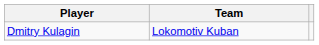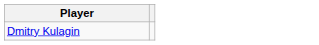- column: (229, 13)
